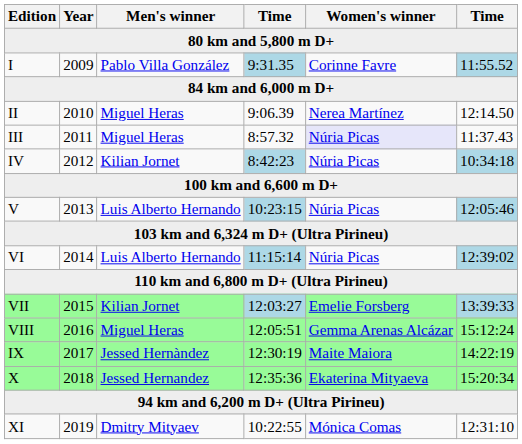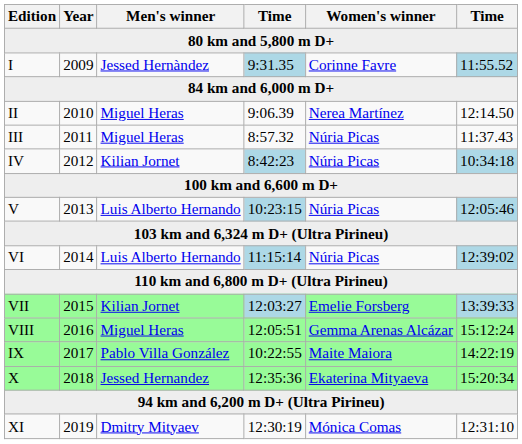(165, 64) Pablo Villa González -> (155, 64) Jessed Hernàndez
(344, 137) lavender background -> (344, 137) no background
(155, 354) Jessed Hernàndez -> (165, 354) Pablo Villa González
(275, 354) 12:30:19 -> (275, 354) 10:22:55
(275, 426) 10:22:55 -> (275, 426) 12:30:19
